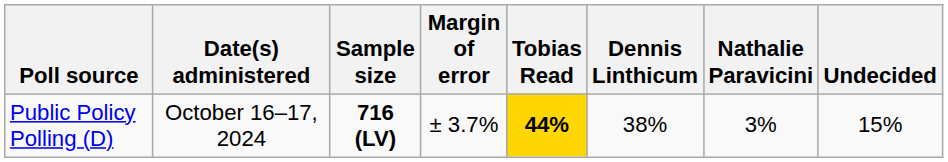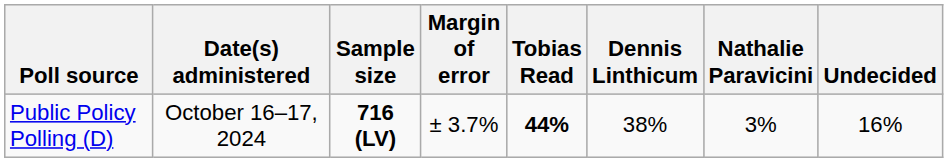(547, 125) gold background -> (547, 125) no background
(880, 125) 15% -> (880, 125) 16%
